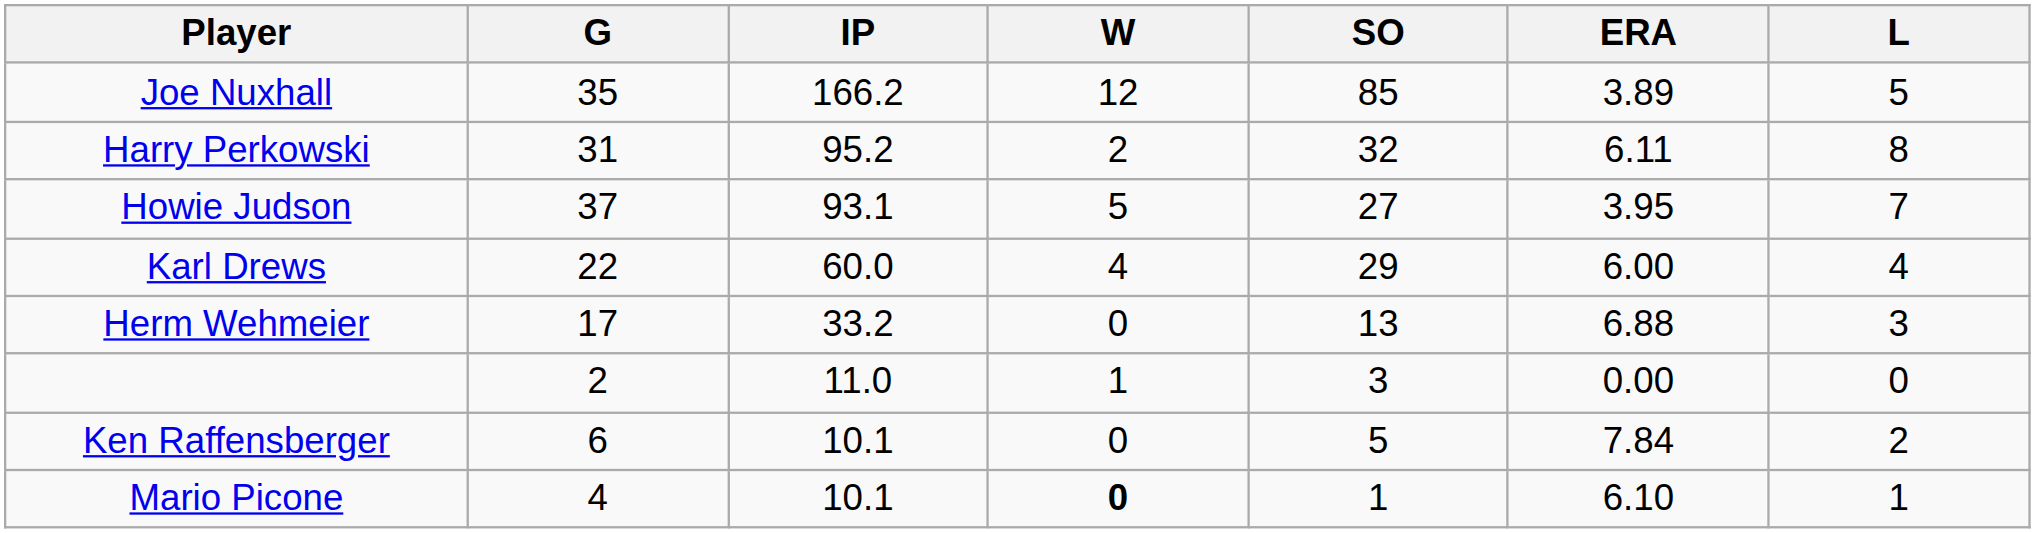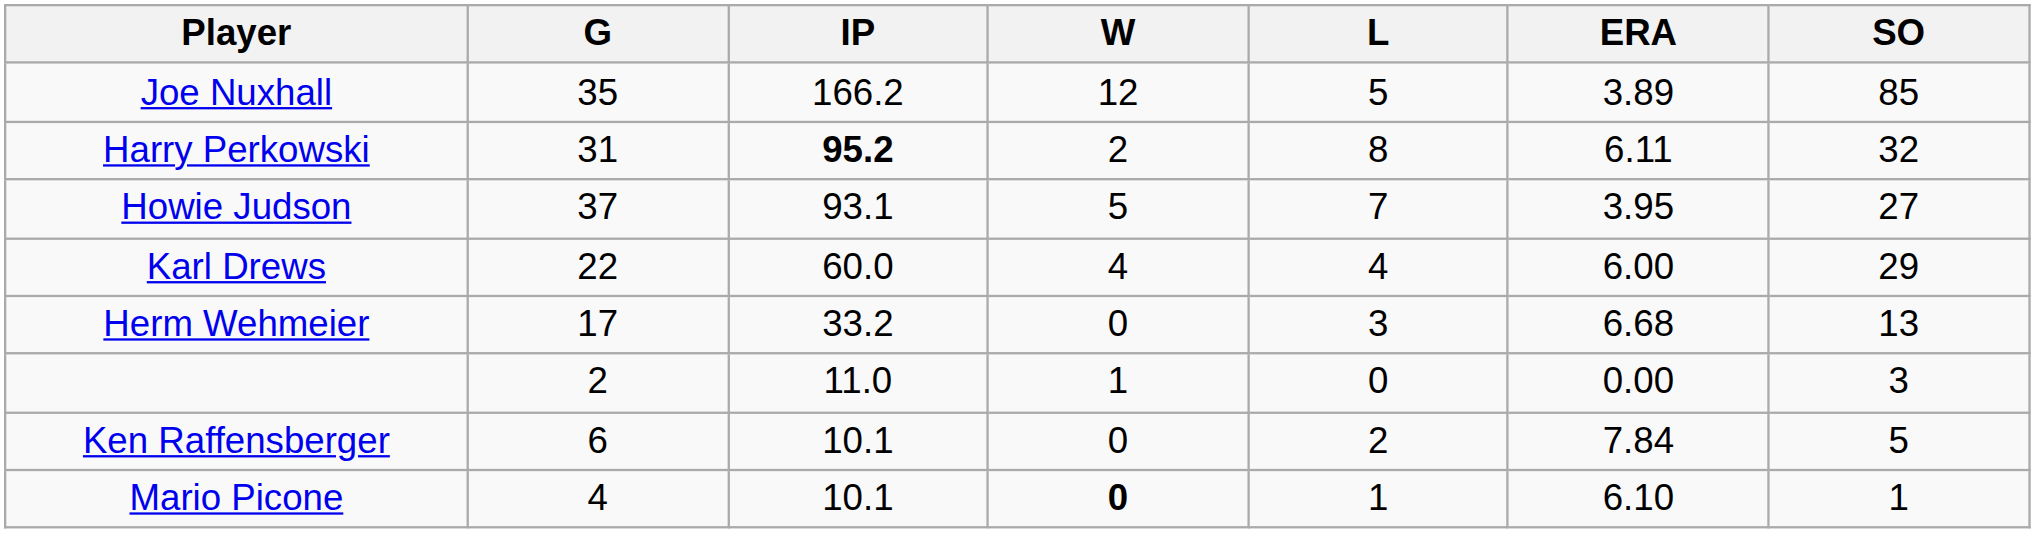columns swapped: (1899, 33) <-> (1378, 33)
(858, 149) normal -> (858, 149) bold
(1638, 324) 6.88 -> (1638, 324) 6.68
